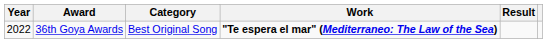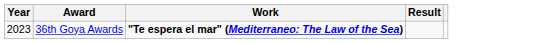- column: (173, 13)
(19, 30) 2022 -> (19, 30) 2023
